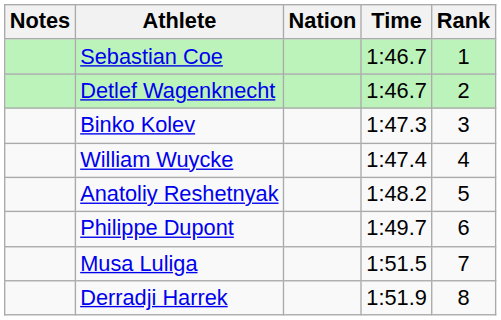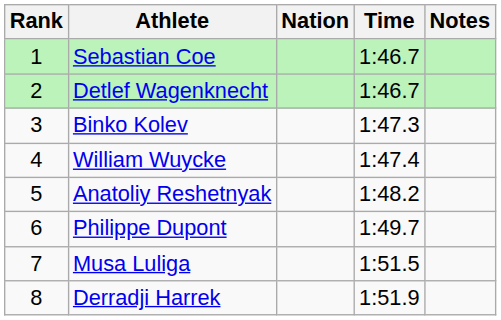columns swapped: (463, 21) <-> (40, 21)
